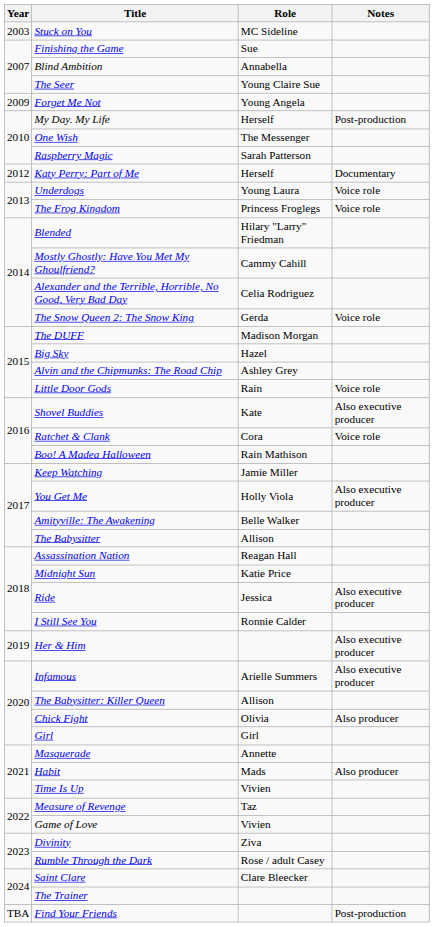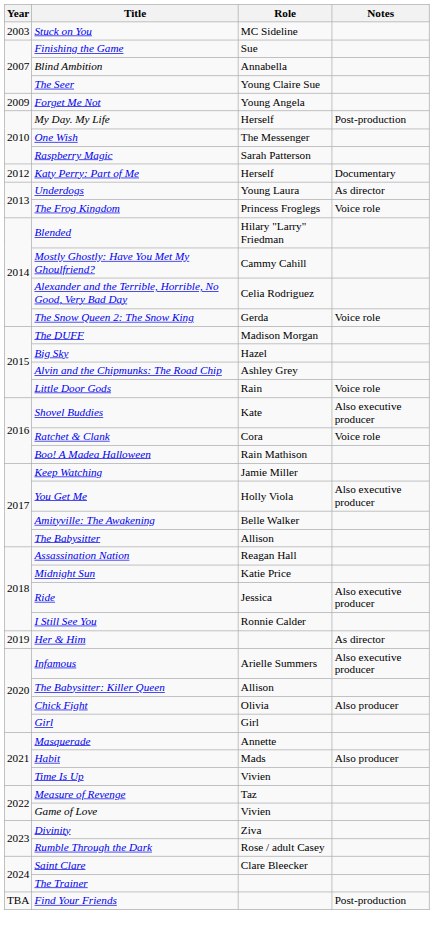(357, 191) Voice role -> (360, 191) As director
(368, 645) Also executive producer -> (360, 639) As director
